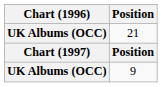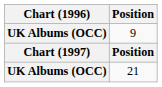rows swapped: (133, 71) <-> (133, 33)
